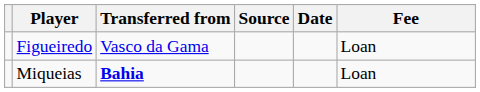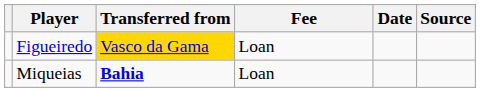columns swapped: (406, 18) <-> (264, 18)
(154, 45) no background -> (154, 45) gold background
